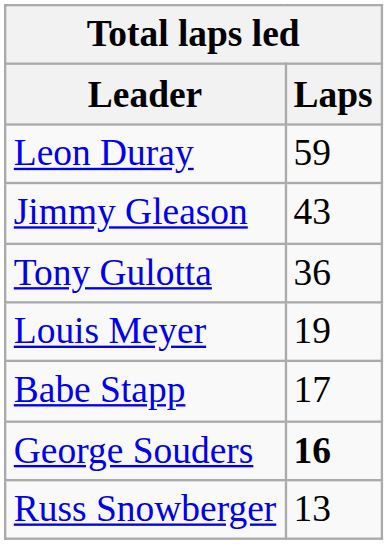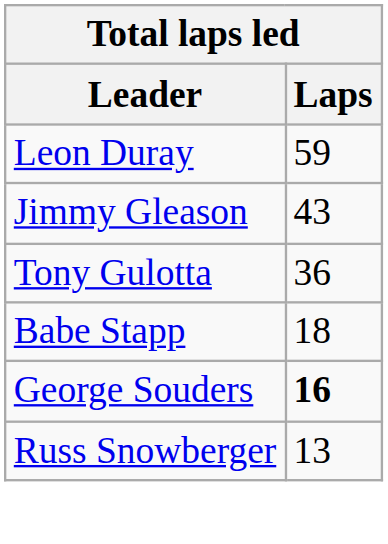- row: (110, 331)
(312, 390) 17 -> (312, 331) 18
